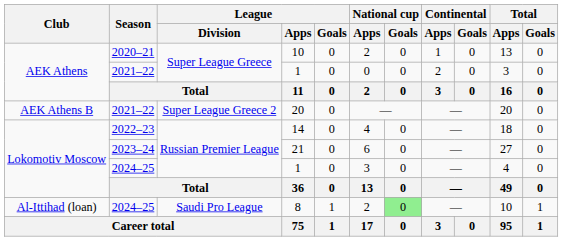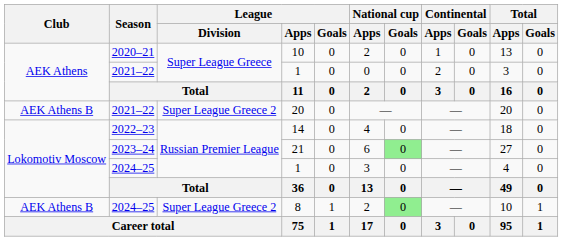(403, 149) no background -> (403, 149) lightgreen background
(57, 206) Al-Ittihad (loan) -> (57, 206) AEK Athens B
(219, 206) Saudi Pro League -> (219, 206) Super League Greece 2
